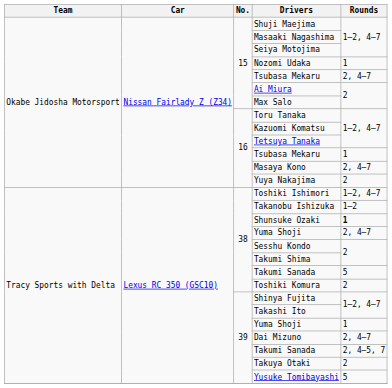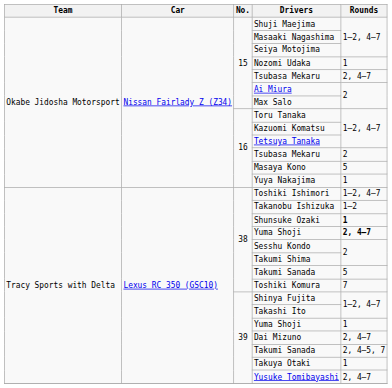(345, 155) 1 -> (345, 155) 2
(357, 168) 2, 4–7 -> (345, 168) 5
(345, 181) 2 -> (345, 181) 1
(357, 233) normal -> (357, 233) bold
(345, 285) 2 -> (345, 285) 7
(345, 364) 2 -> (345, 364) 1
(345, 377) 5 -> (357, 377) 2, 4–7
